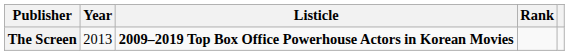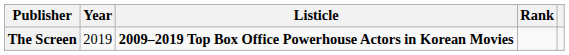(98, 38) 2013 -> (98, 38) 2019
